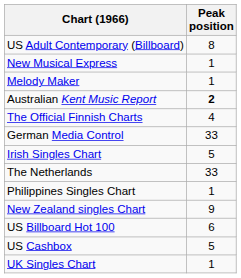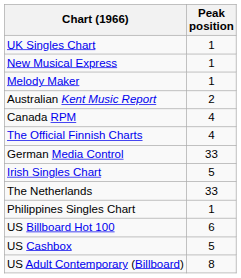rows swapped: (51, 264) <-> (95, 44)
(211, 99) bold -> (211, 99) normal
+ row: (42, 117)
- row: (76, 209)
